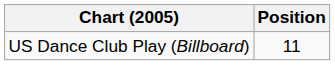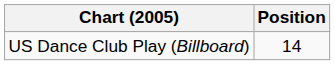(292, 45) 11 -> (292, 45) 14
